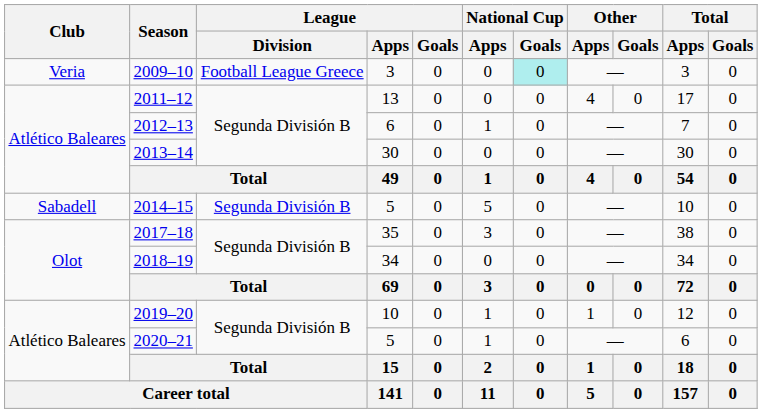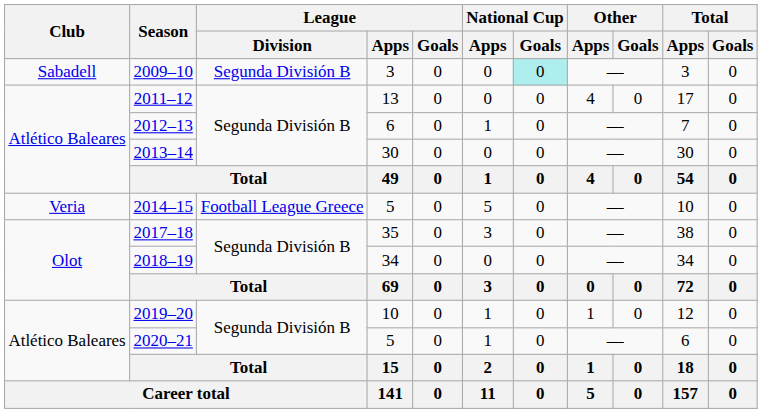(67, 71) Veria -> (67, 71) Sabadell
(282, 71) Football League Greece -> (282, 71) Segunda División B
(67, 206) Sabadell -> (67, 206) Veria
(282, 206) Segunda División B -> (282, 206) Football League Greece
